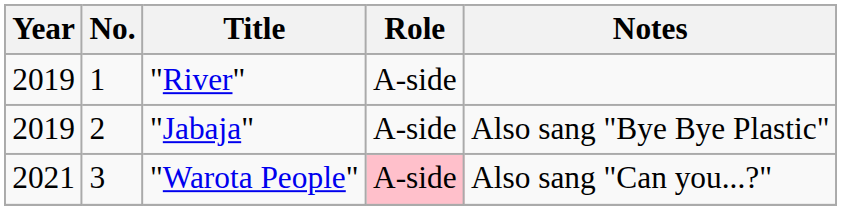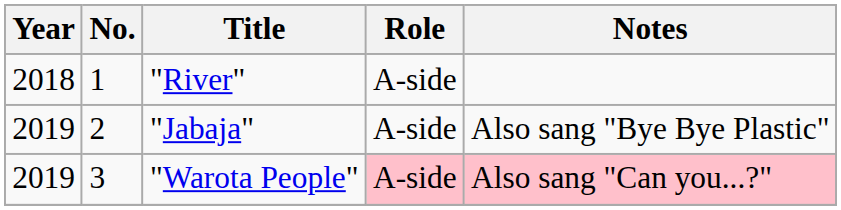(44, 79) 2019 -> (44, 79) 2018
(44, 178) 2021 -> (44, 178) 2019
(622, 178) no background -> (622, 178) pink background
